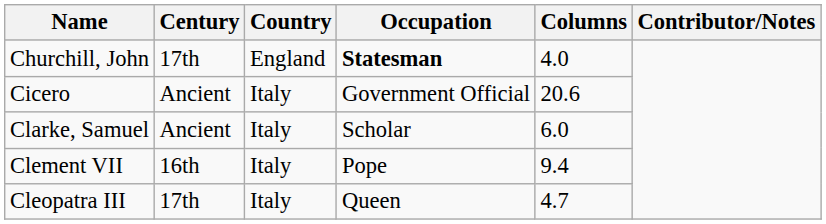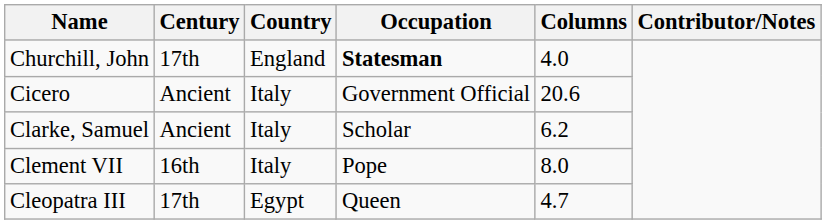(555, 129) 6.0 -> (555, 129) 6.2
(555, 165) 9.4 -> (555, 165) 8.0
(271, 201) Italy -> (277, 201) Egypt
